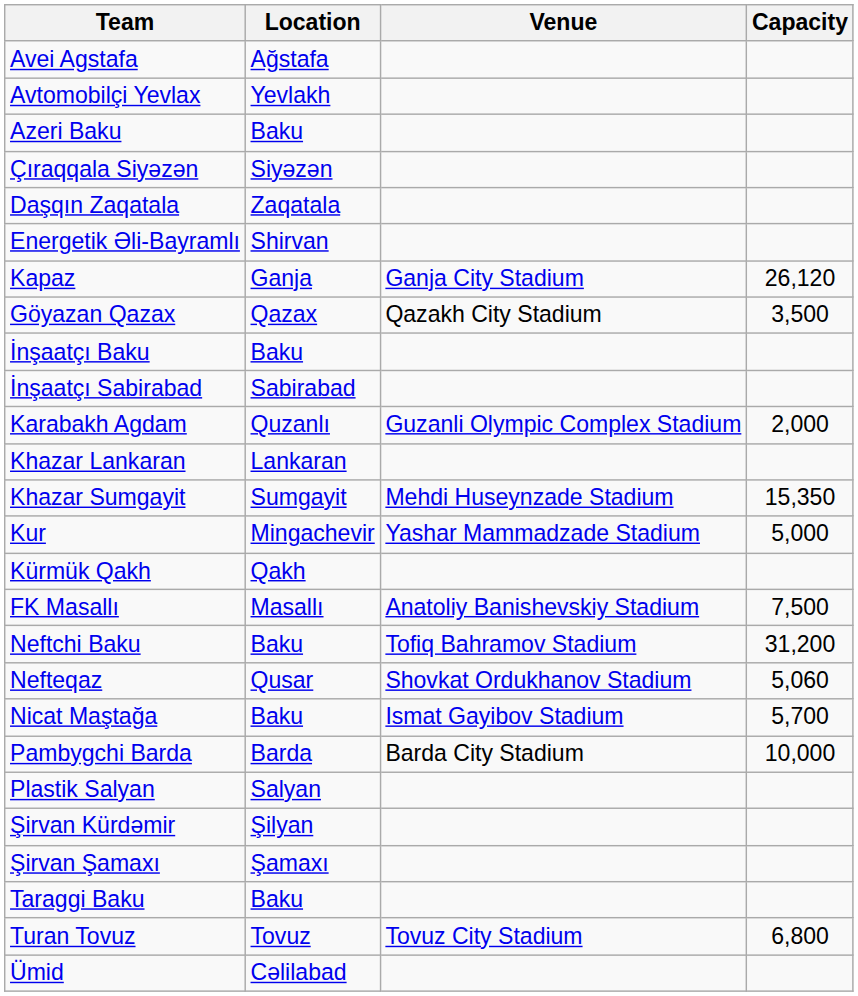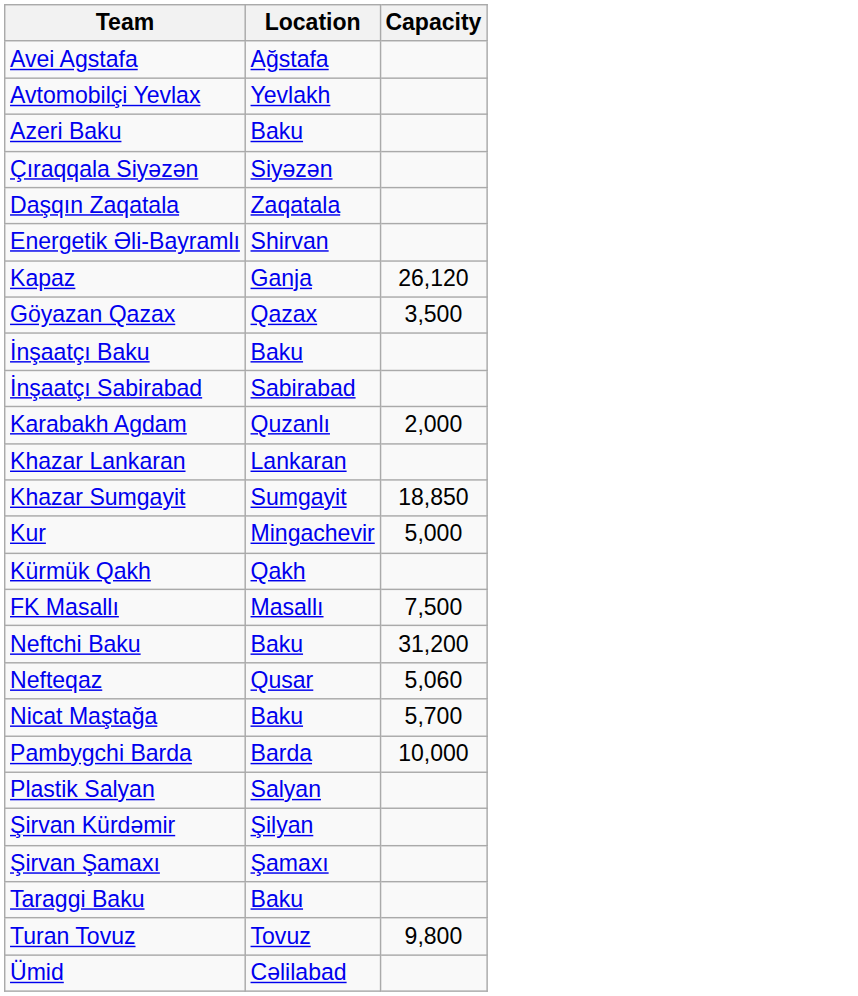- column: (563, 22)
(800, 497) 15,350 -> (433, 497) 18,850
(800, 936) 6,800 -> (433, 936) 9,800
